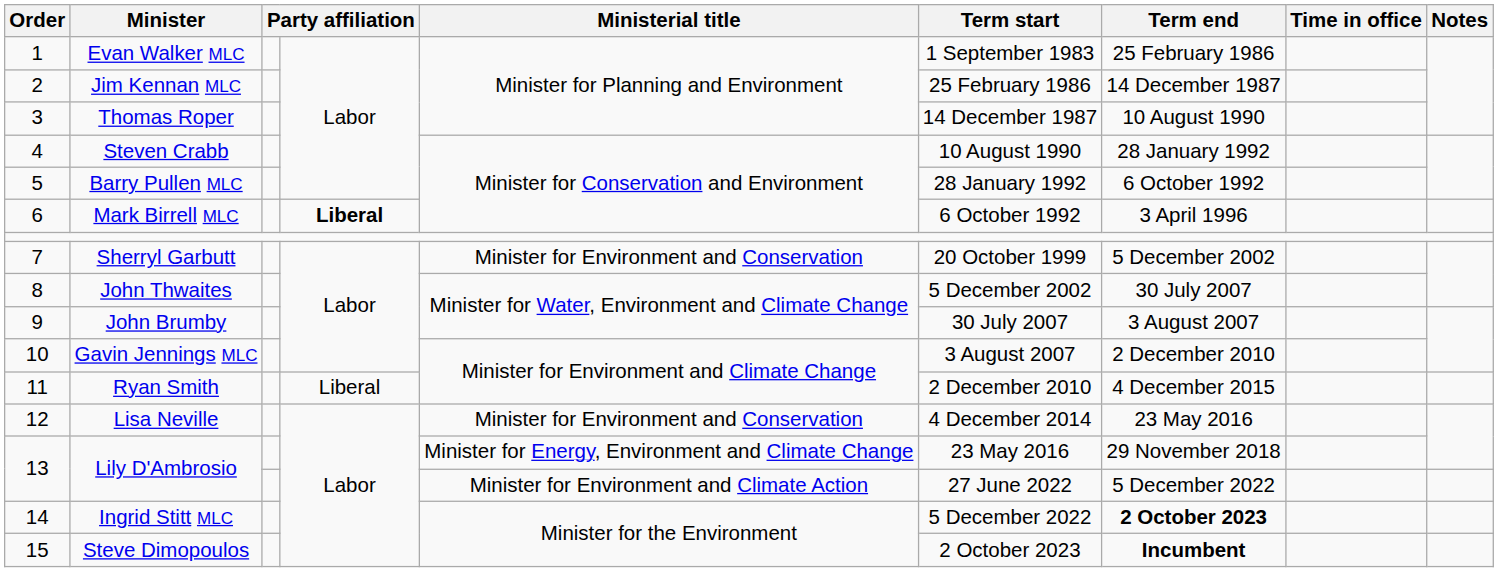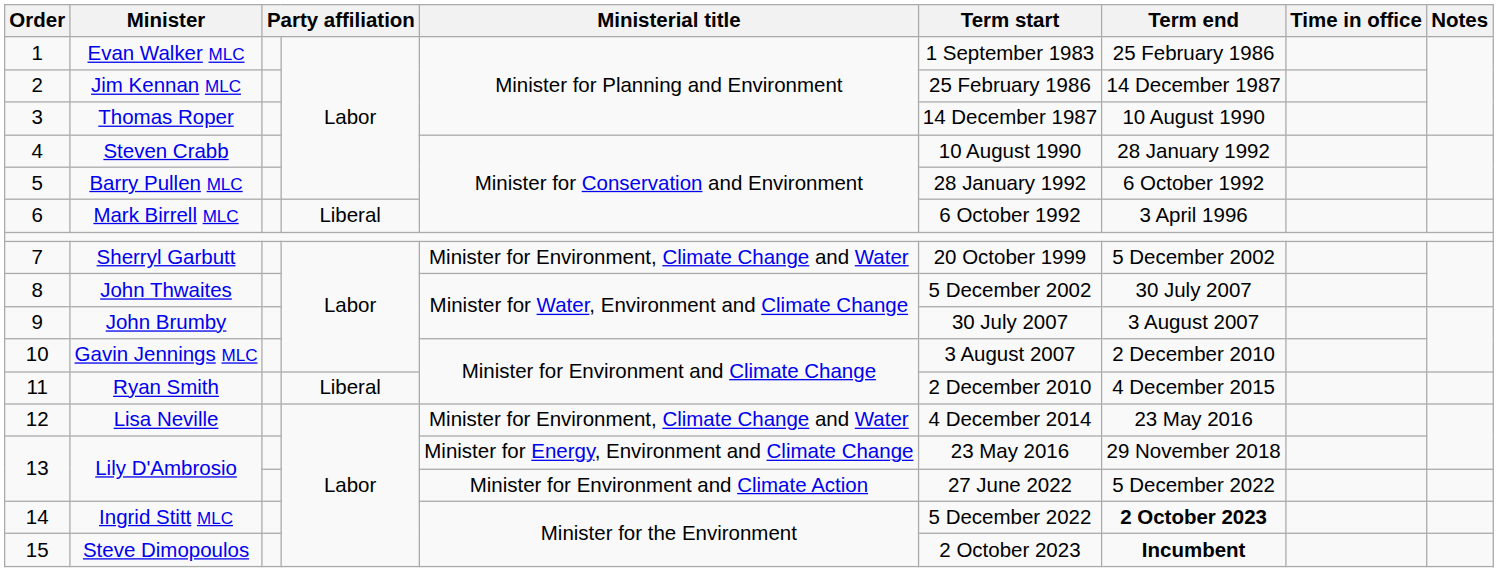(350, 215) bold -> (350, 215) normal
(669, 257) Minister for Environment and Conservation -> (669, 257) Minister for Environment, Climate Change and Water
(669, 419) Minister for Environment and Conservation -> (669, 419) Minister for Environment, Climate Change and Water
